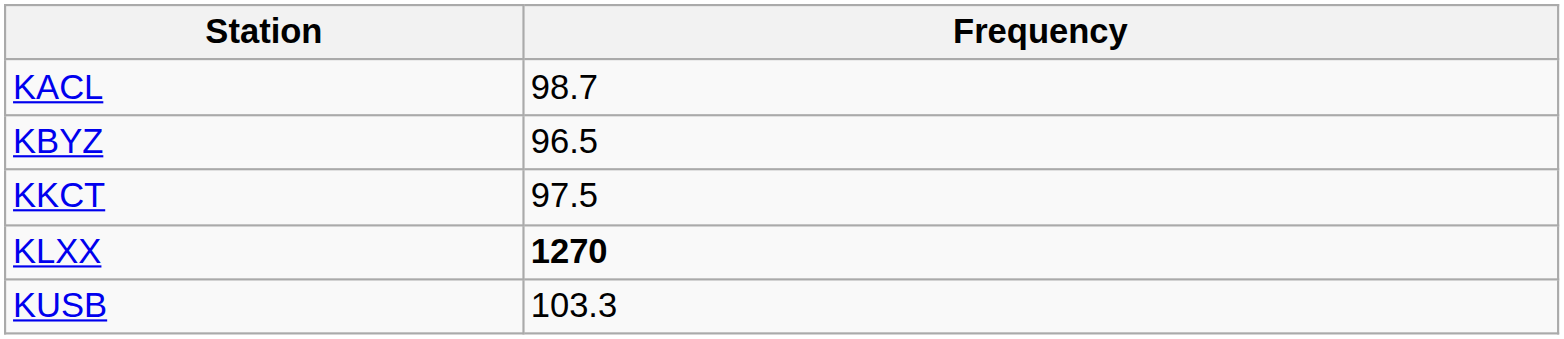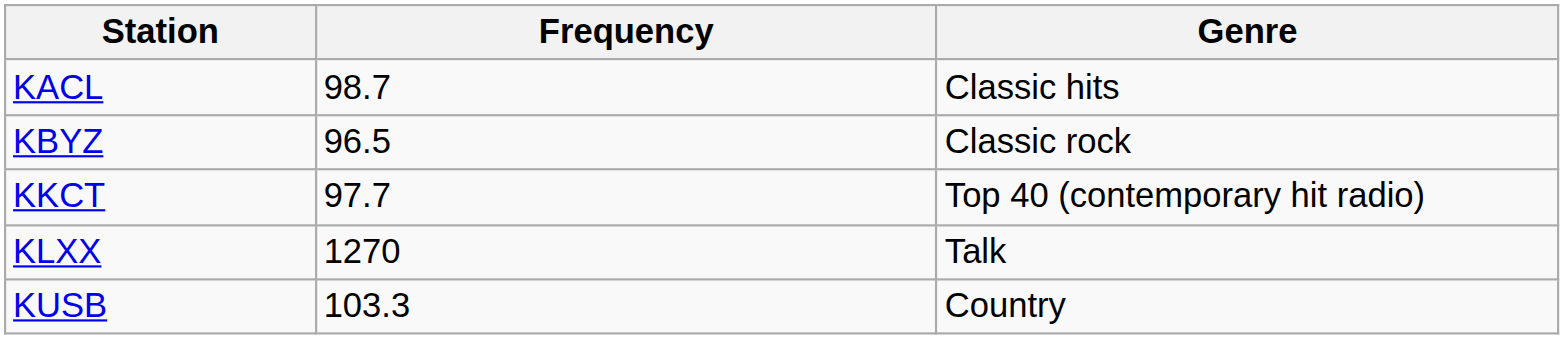+ column: (1247, 31)
(564, 196) 97.5 -> (357, 196) 97.7
(569, 251) bold -> (362, 251) normal
